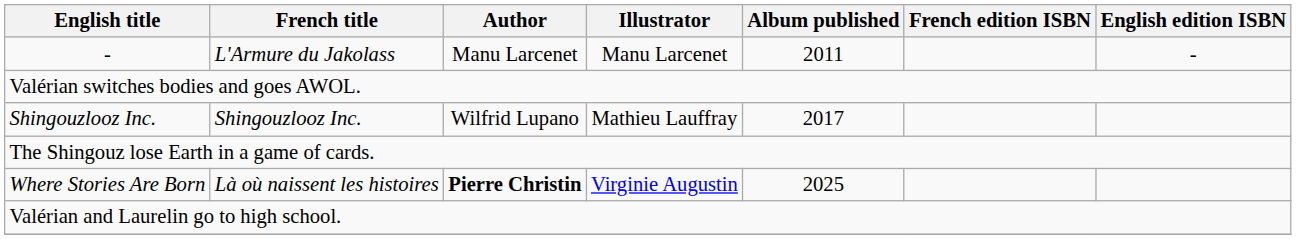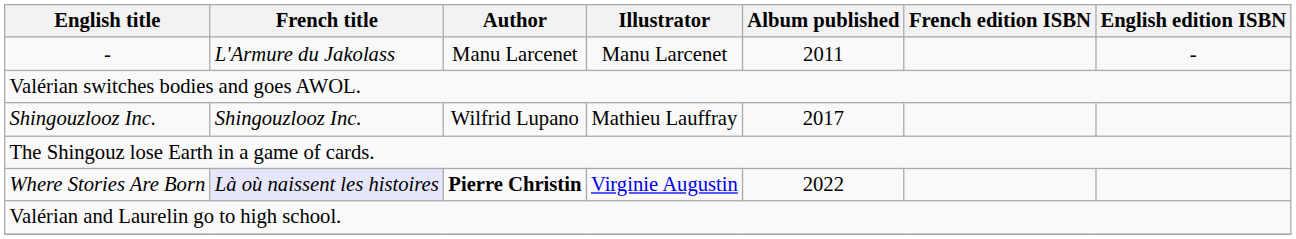(327, 184) no background -> (327, 184) lavender background
(823, 184) 2025 -> (823, 184) 2022
